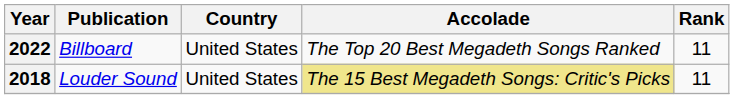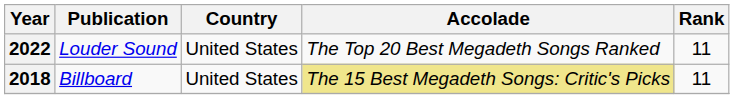(96, 49) Billboard -> (118, 49) Louder Sound
(118, 78) Louder Sound -> (96, 78) Billboard
